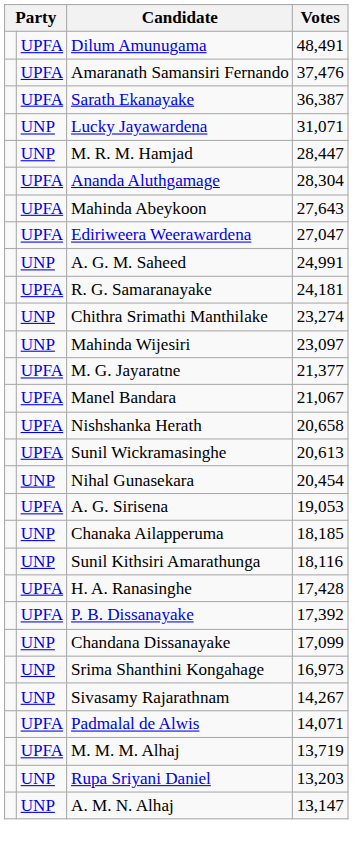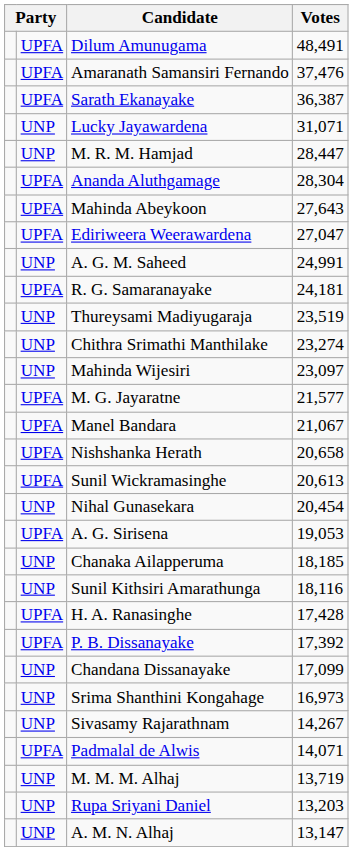+ row: (162, 316)
(320, 371) 21,377 -> (320, 398) 21,577
(42, 751) UPFA -> (38, 778) UNP
